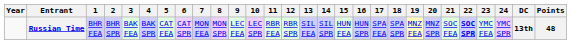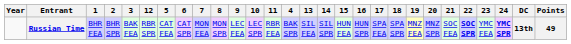columns swapped: (149, 11) <-> (291, 11)
(504, 28) normal -> (504, 28) bold
(551, 28) 48 -> (551, 28) 49
